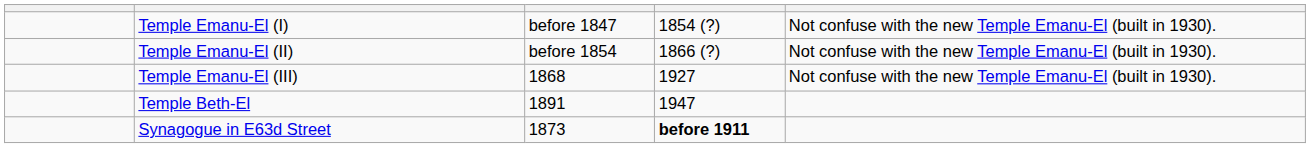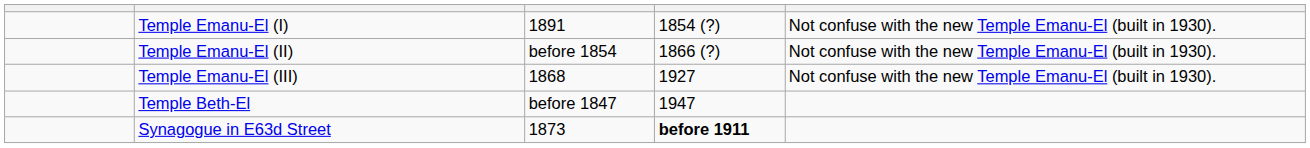(573, 25) before 1847 -> (547, 25) 1891
(547, 103) 1891 -> (573, 103) before 1847
